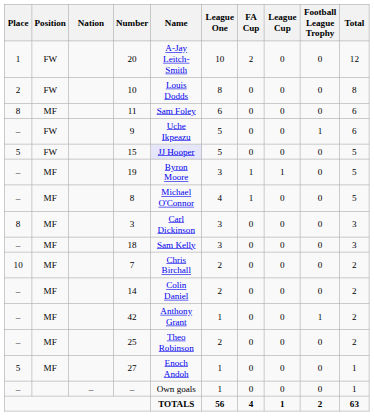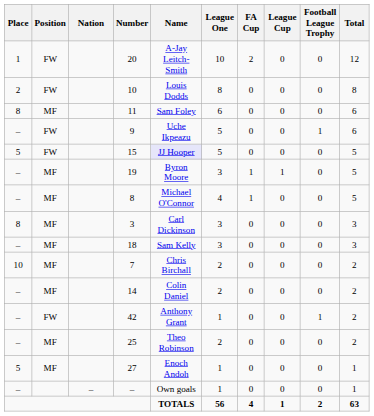(50, 316) MF -> (50, 316) FW
